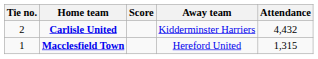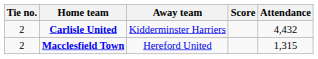columns swapped: (141, 12) <-> (207, 12)
(22, 45) 1 -> (22, 45) 2
